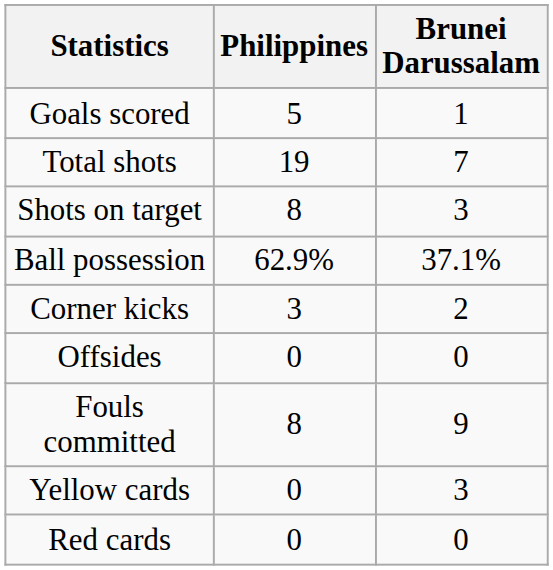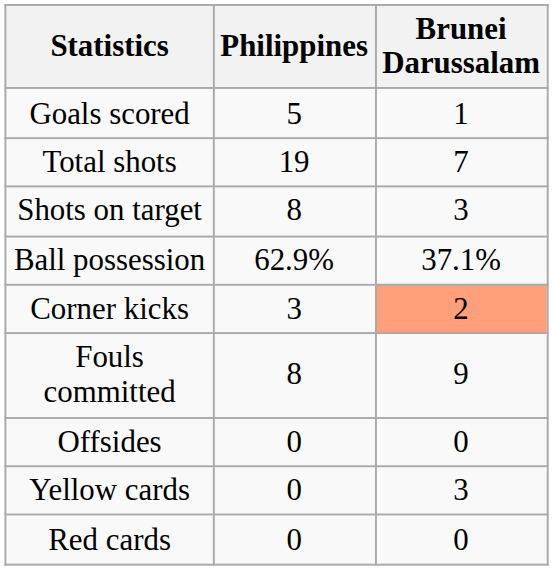(461, 308) no background -> (461, 308) lightsalmon background
rows swapped: (110, 423) <-> (110, 357)
